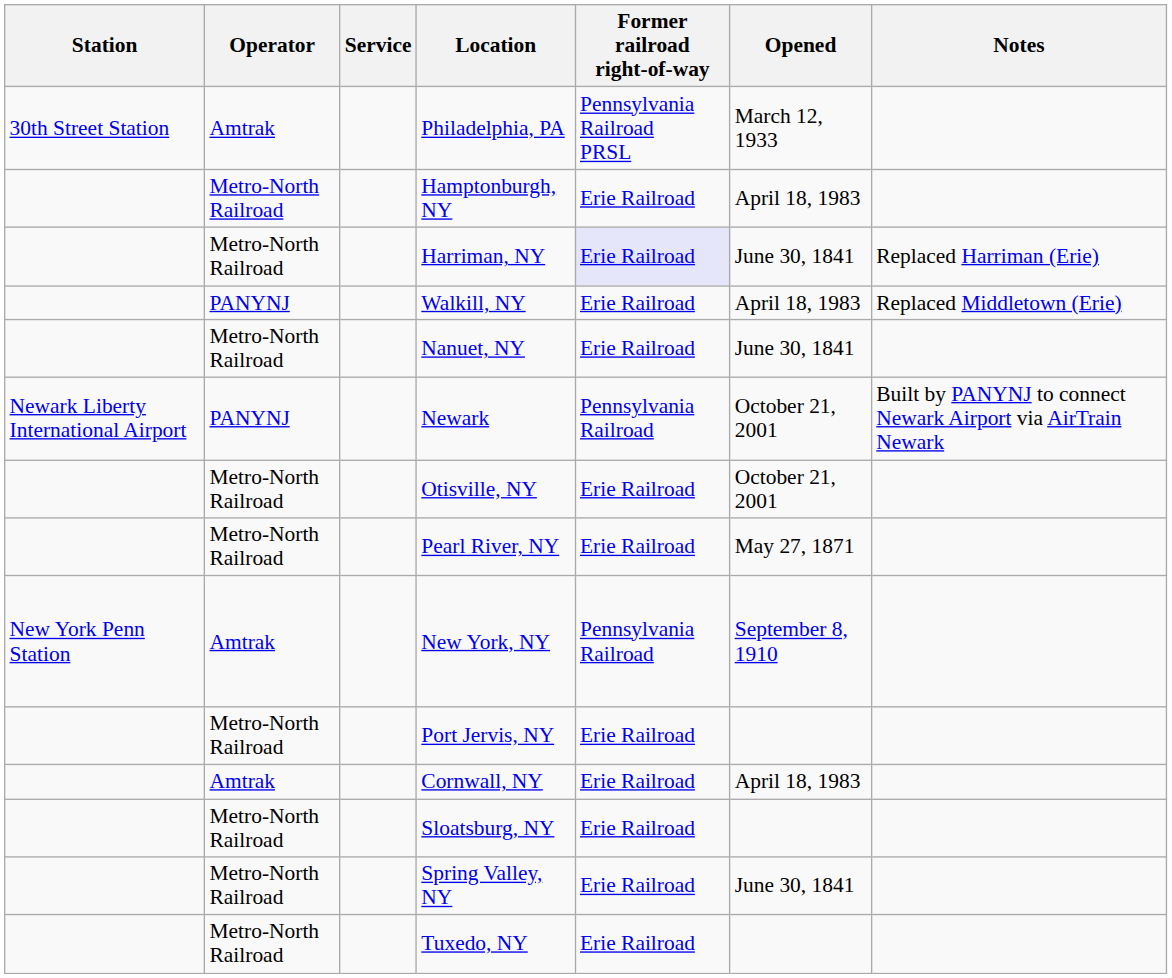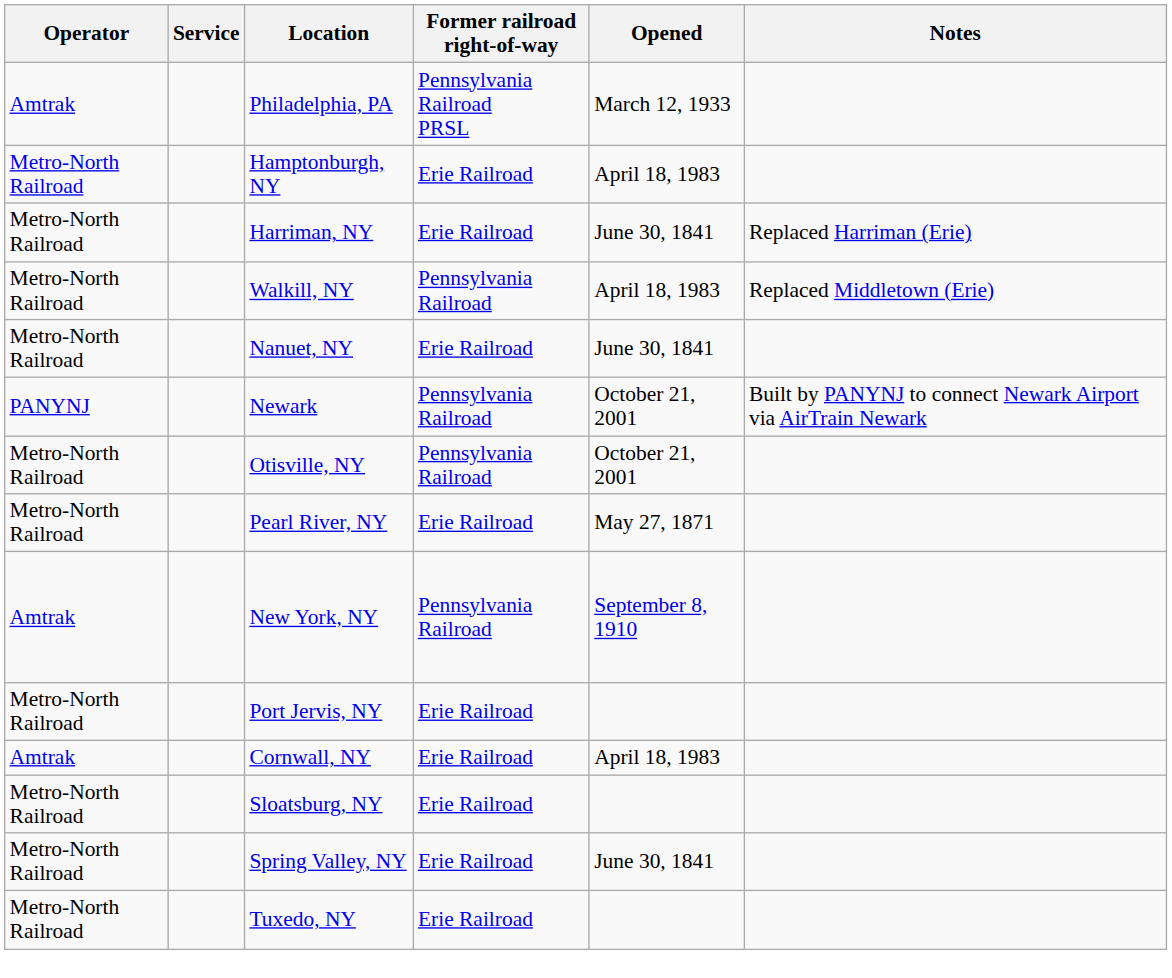- column: (105, 45)
(637, 256) lavender background -> (475, 232) no background
(250, 302) PANYNJ -> (64, 290) Metro-North Railroad
(637, 302) Erie Railroad -> (475, 290) Pennsylvania Railroad
(637, 488) Erie Railroad -> (475, 464) Pennsylvania Railroad
